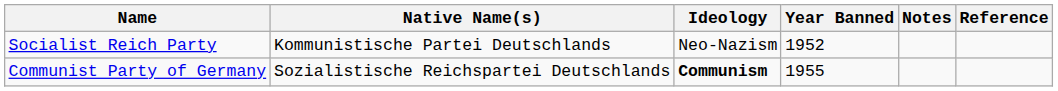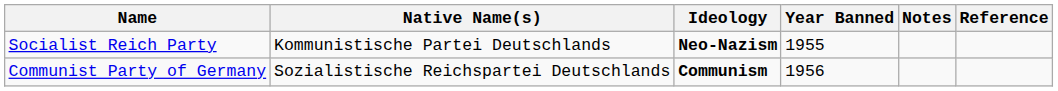(728, 45) normal -> (728, 45) bold
(805, 45) 1952 -> (805, 45) 1955
(805, 72) 1955 -> (805, 72) 1956
